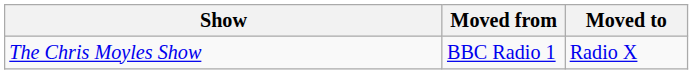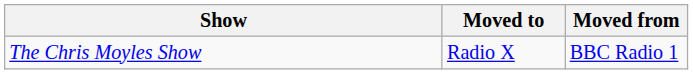columns swapped: (504, 20) <-> (626, 20)
